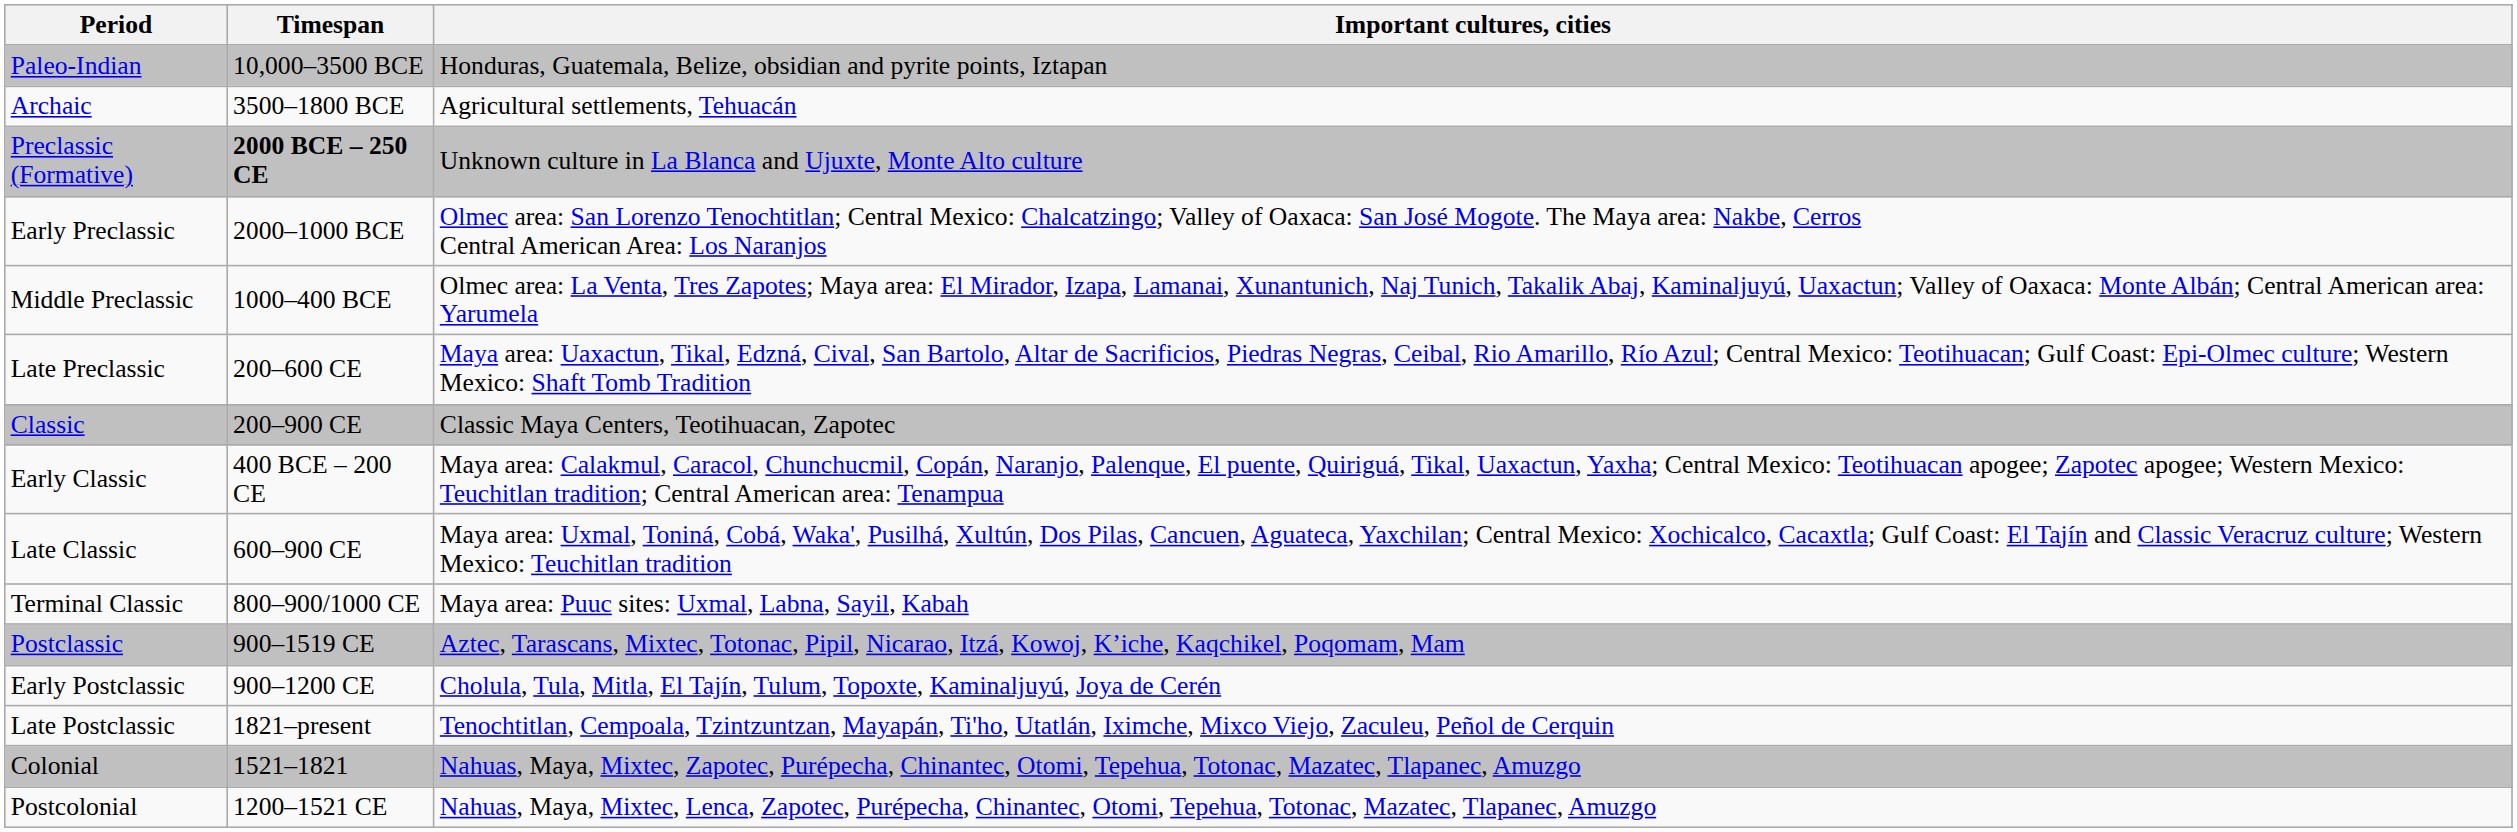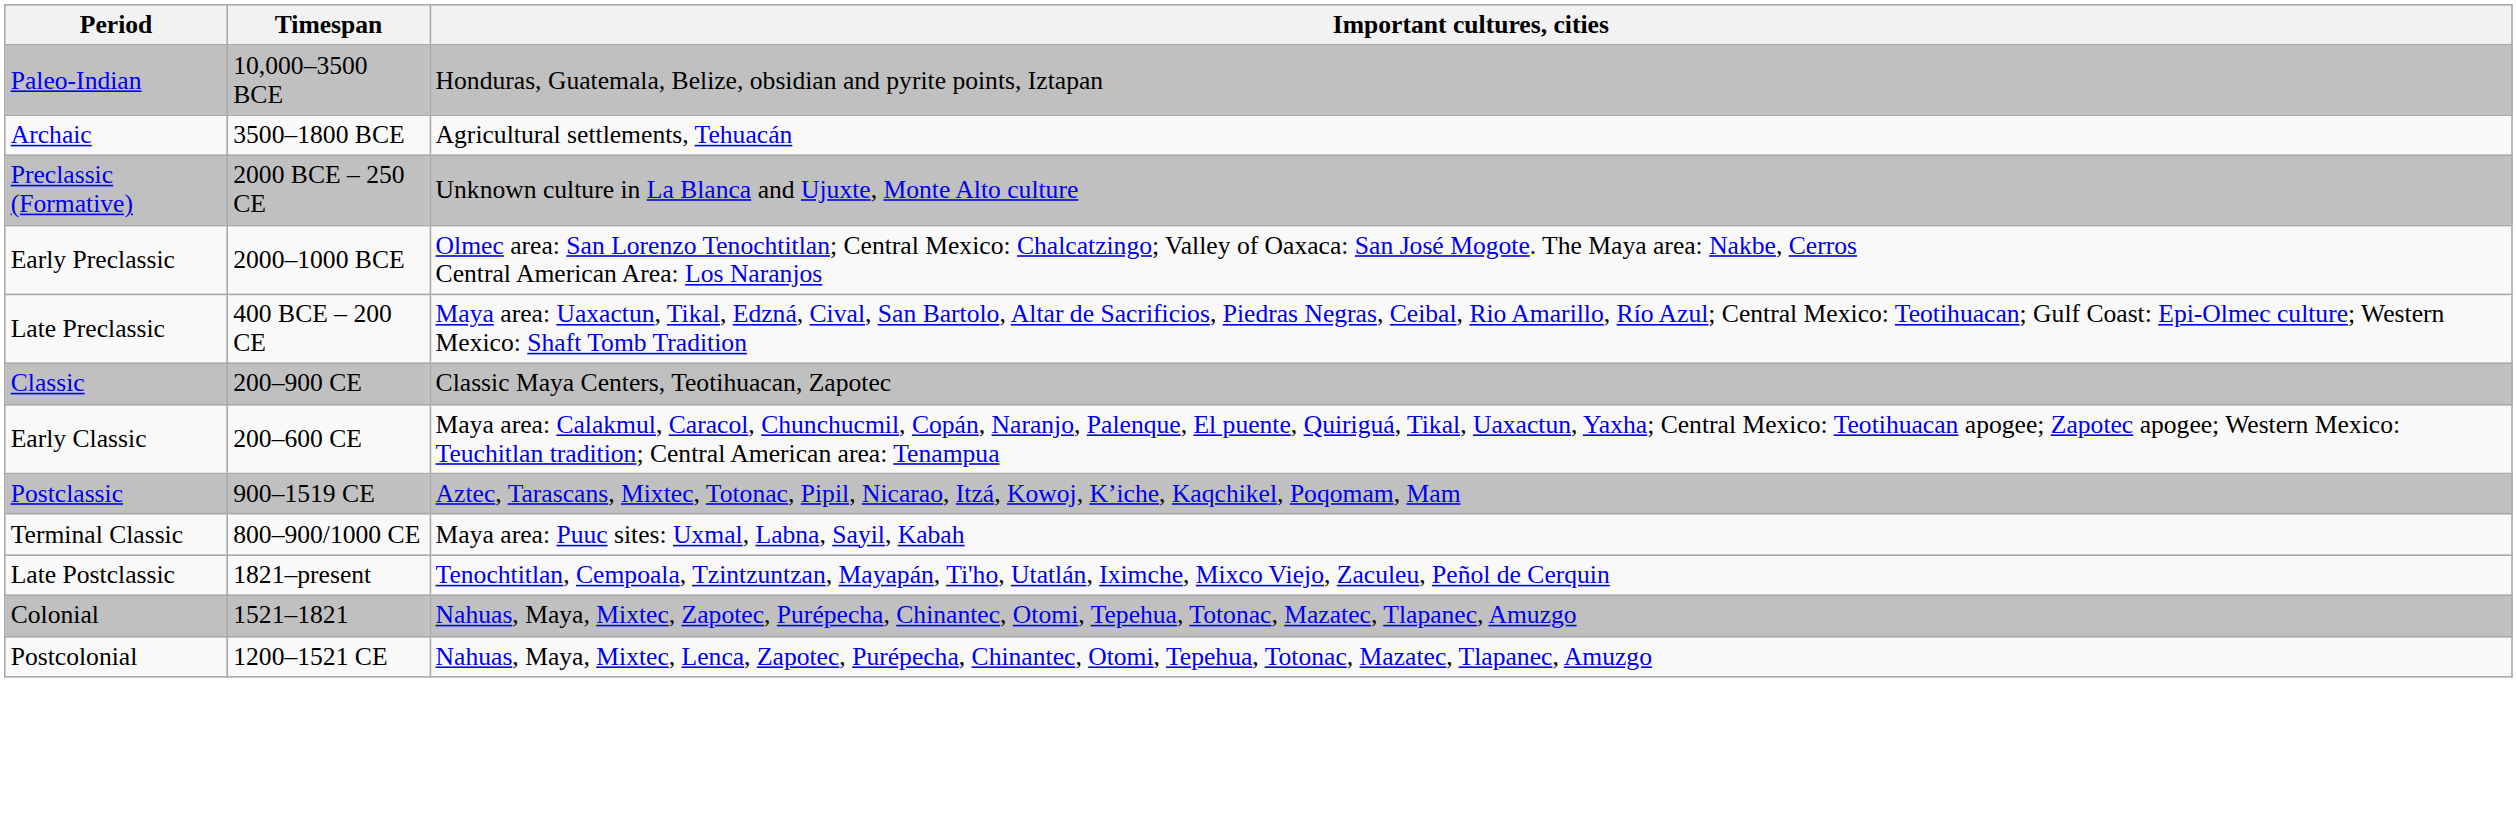(320, 160) bold -> (319, 189) normal
- row: (102, 299)
(297, 369) 200–600 CE -> (313, 328) 400 BCE – 200 CE
(312, 479) 400 BCE – 200 CE -> (298, 438) 200–600 CE
- row: (74, 548)
rows swapped: (97, 603) <-> (67, 644)
- row: (98, 684)
